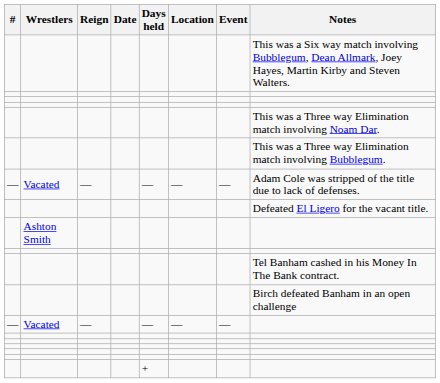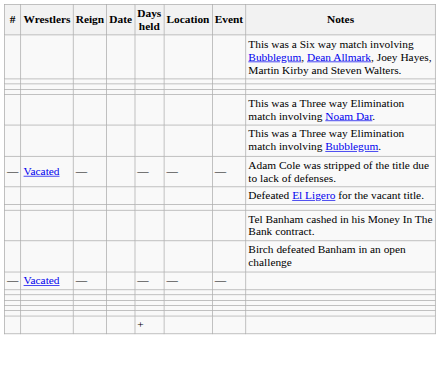- row: (13, 233)
